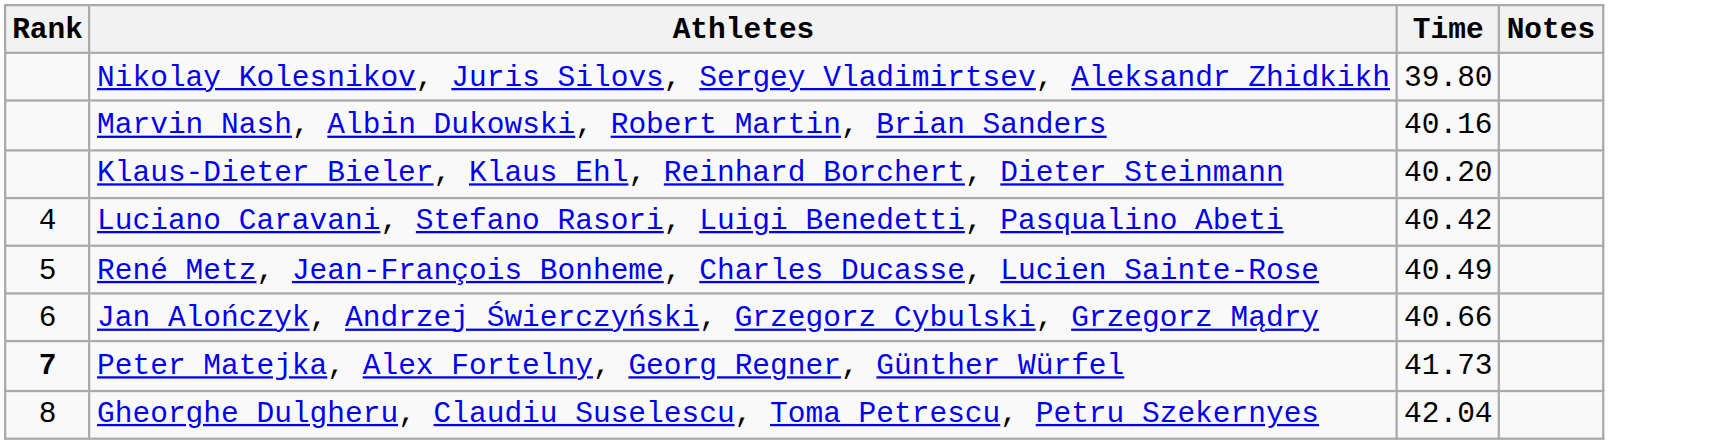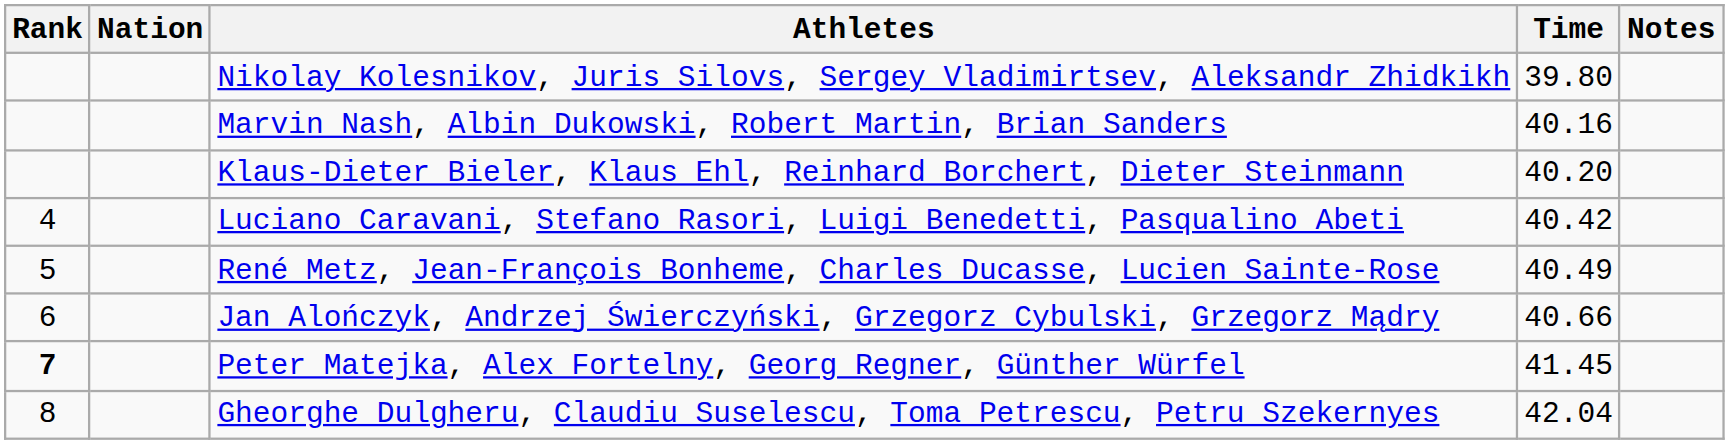+ column: (150, 29)
(1448, 366) 41.73 -> (1569, 366) 41.45
